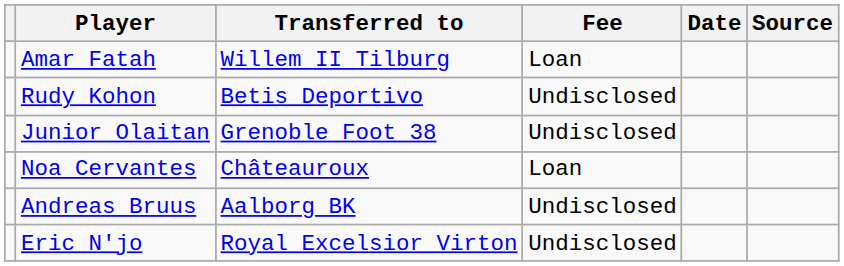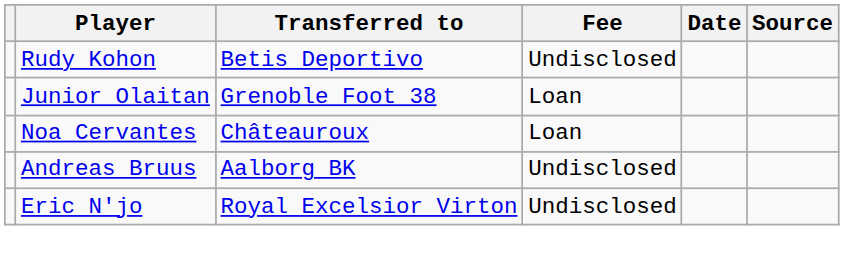- row: (88, 60)
(602, 133) Undisclosed -> (555, 97) Loan
